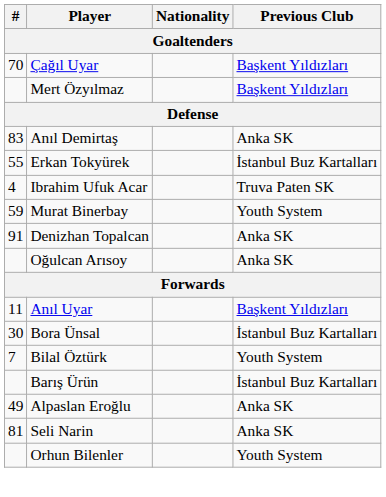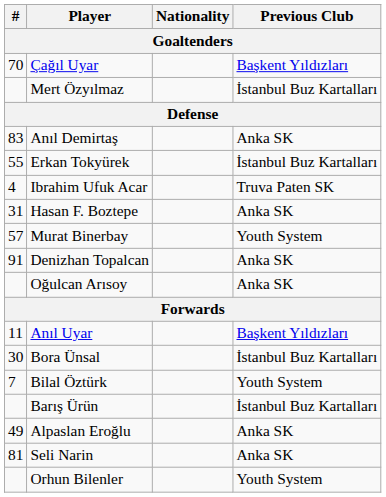(292, 89) Başkent Yıldızları -> (307, 89) İstanbul Buz Kartalları
+ row: (84, 211)
(16, 211) 59 -> (16, 235) 57
